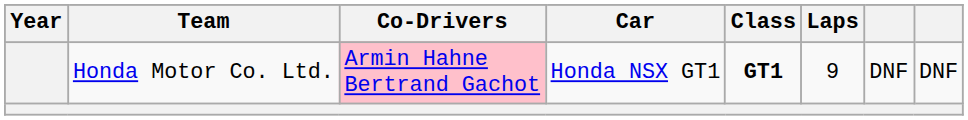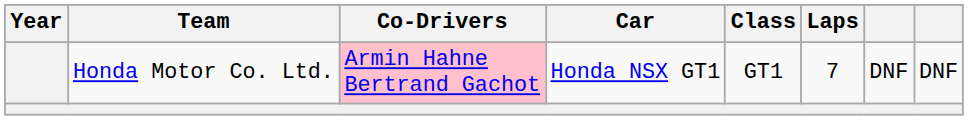(763, 72) bold -> (763, 72) normal
(833, 72) 9 -> (833, 72) 7
